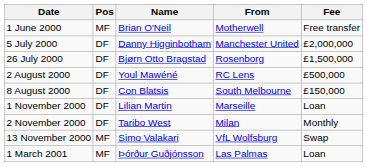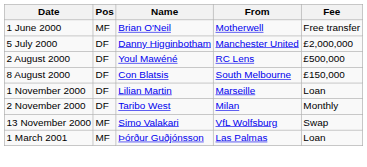- row: (35, 59)
